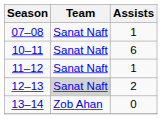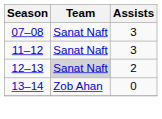(134, 31) 1 -> (134, 31) 3
- row: (28, 50)
(134, 68) 1 -> (134, 50) 3
